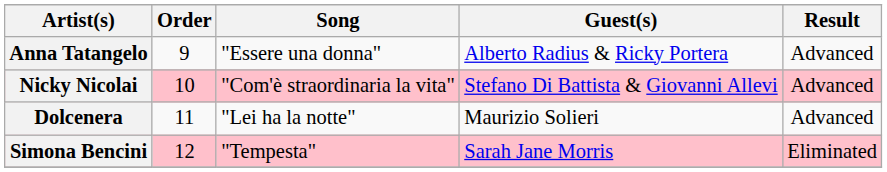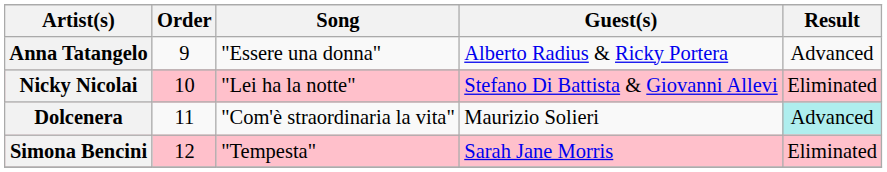(338, 85) "Com'è straordinaria la vita" -> (288, 85) "Lei ha la notte"
(832, 85) Advanced -> (832, 85) Eliminated
(288, 118) "Lei ha la notte" -> (338, 118) "Com'è straordinaria la vita"
(832, 118) no background -> (832, 118) paleturquoise background
